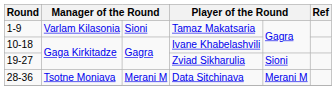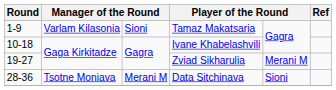(276, 61) Sioni -> (286, 61) Merani M
(286, 77) Merani M -> (276, 77) Sioni
